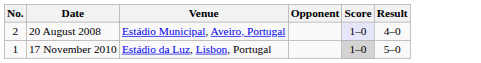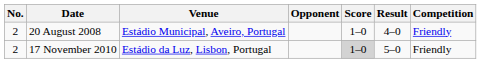+ column: (443, 13)
(358, 31) lavender background -> (358, 31) no background
(15, 49) 1 -> (15, 49) 2
